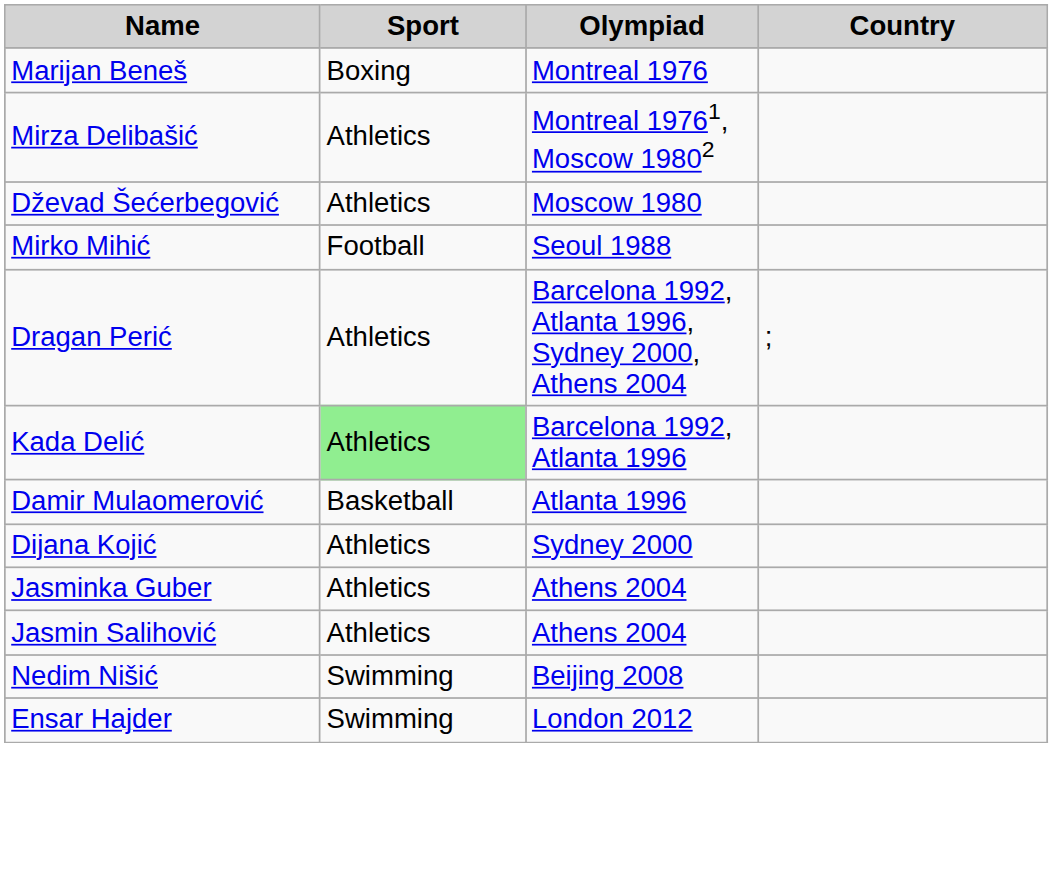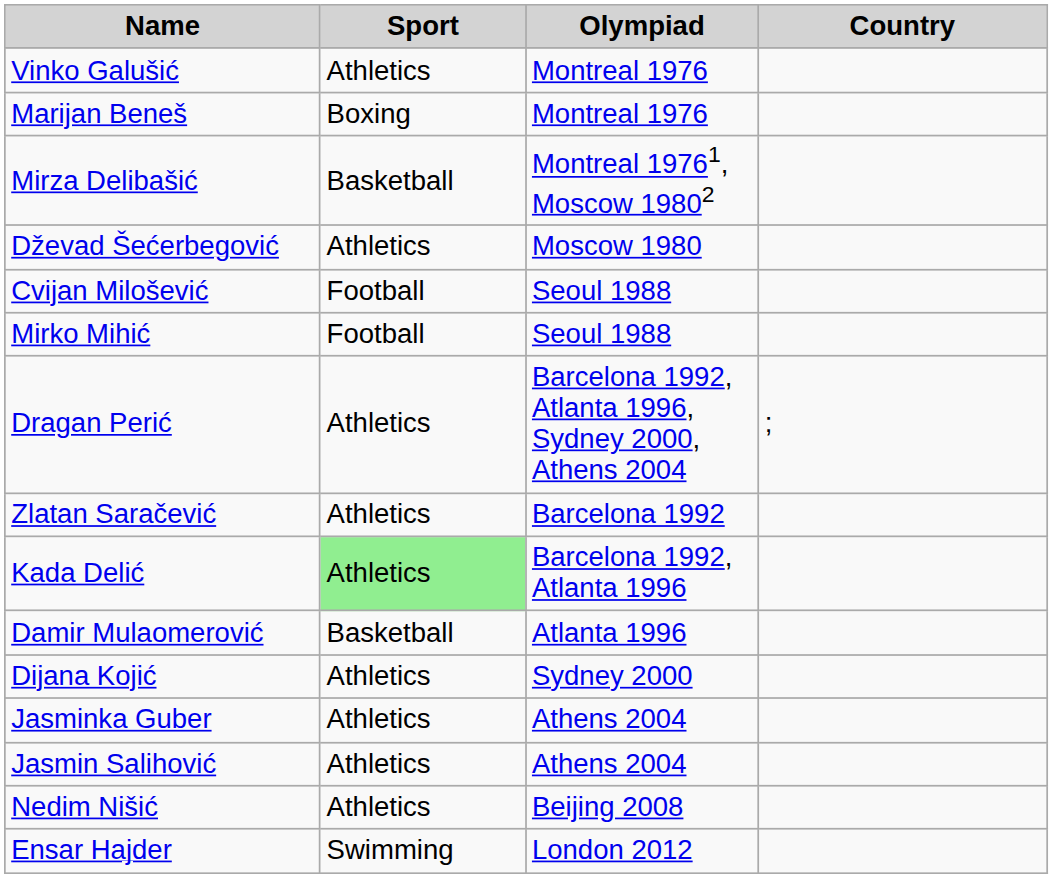+ row: (95, 69)
(379, 136) Athletics -> (390, 180) Basketball
+ row: (110, 290)
+ row: (114, 514)
(390, 676) Swimming -> (379, 807) Athletics
